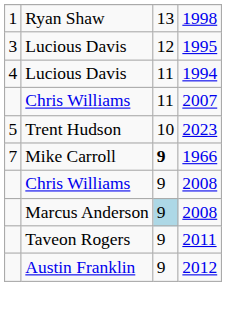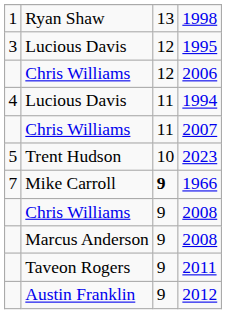+ row: (78, 73)
(161, 211) lightblue background -> (161, 239) no background
